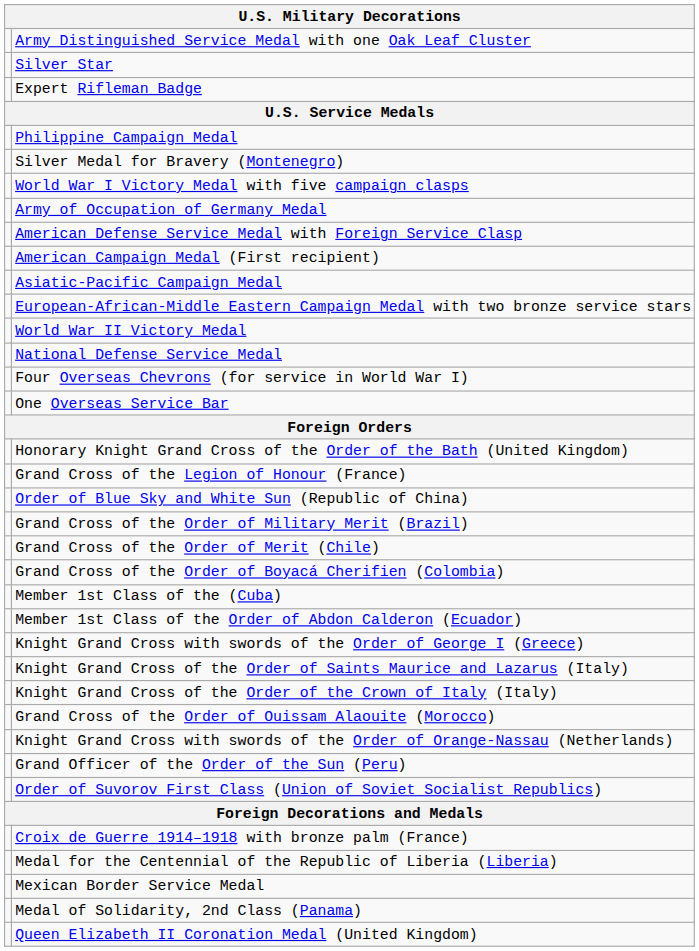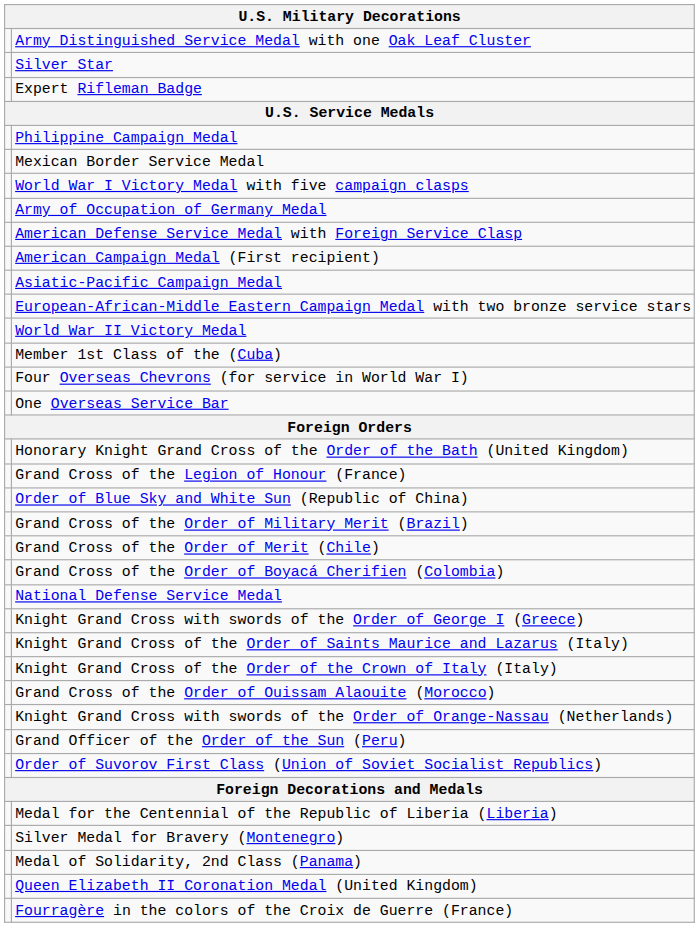rows swapped: (140, 886) <-> (180, 162)
rows swapped: (149, 355) <-> (149, 596)
- row: (269, 620)
- row: (242, 838)
+ row: (264, 910)
